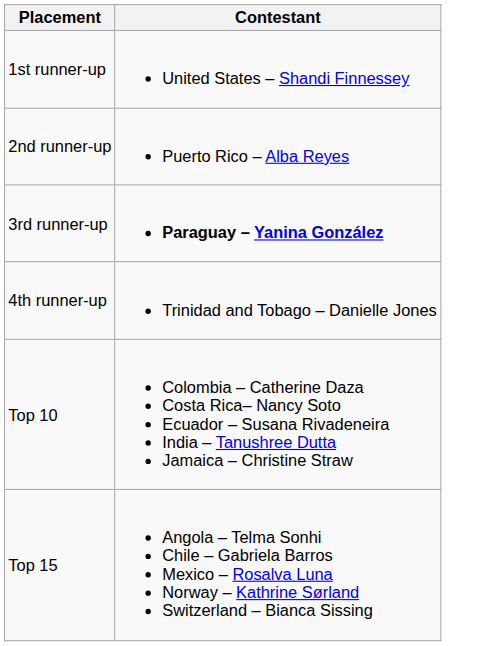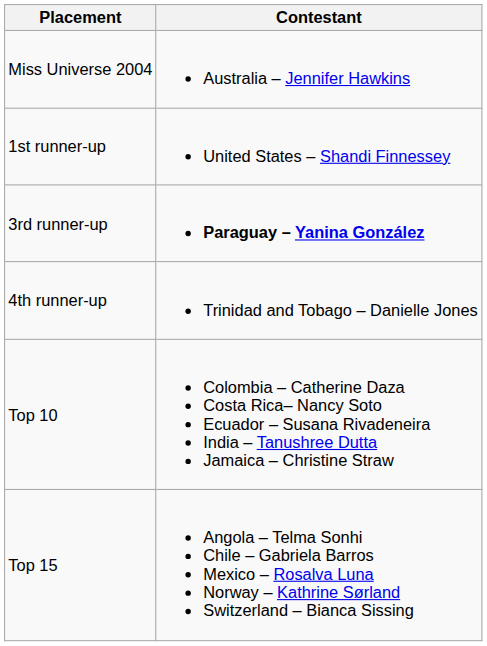+ row: (80, 69)
- row: (60, 146)
